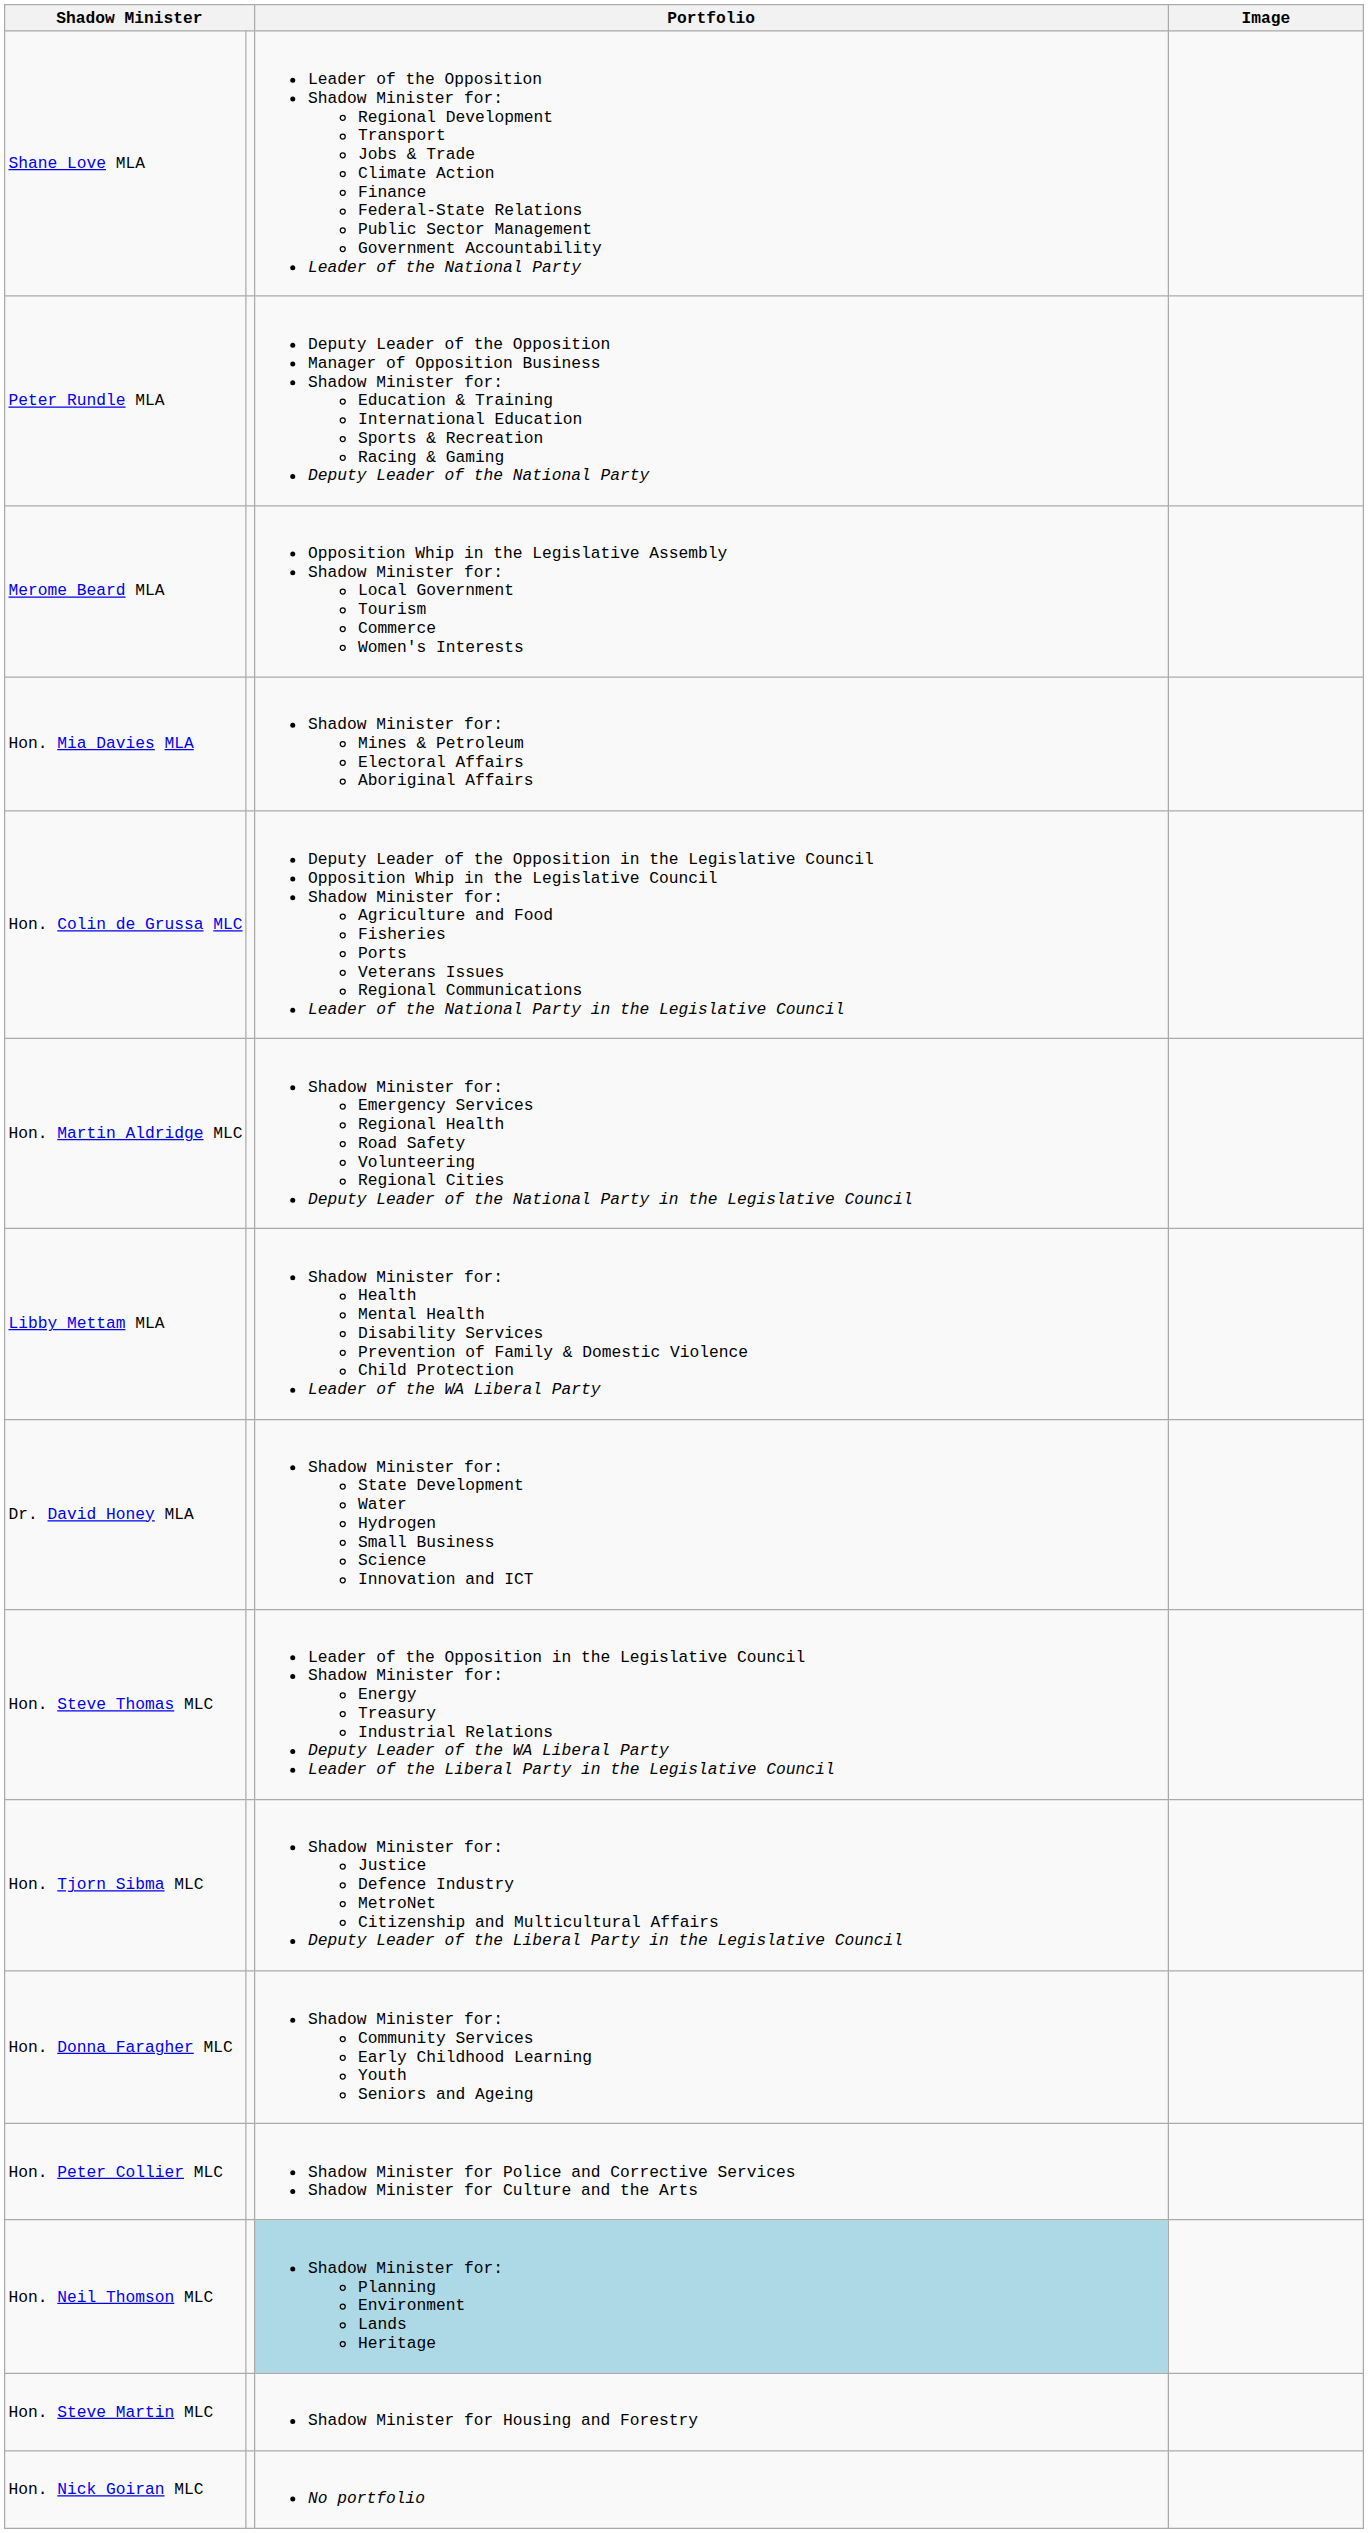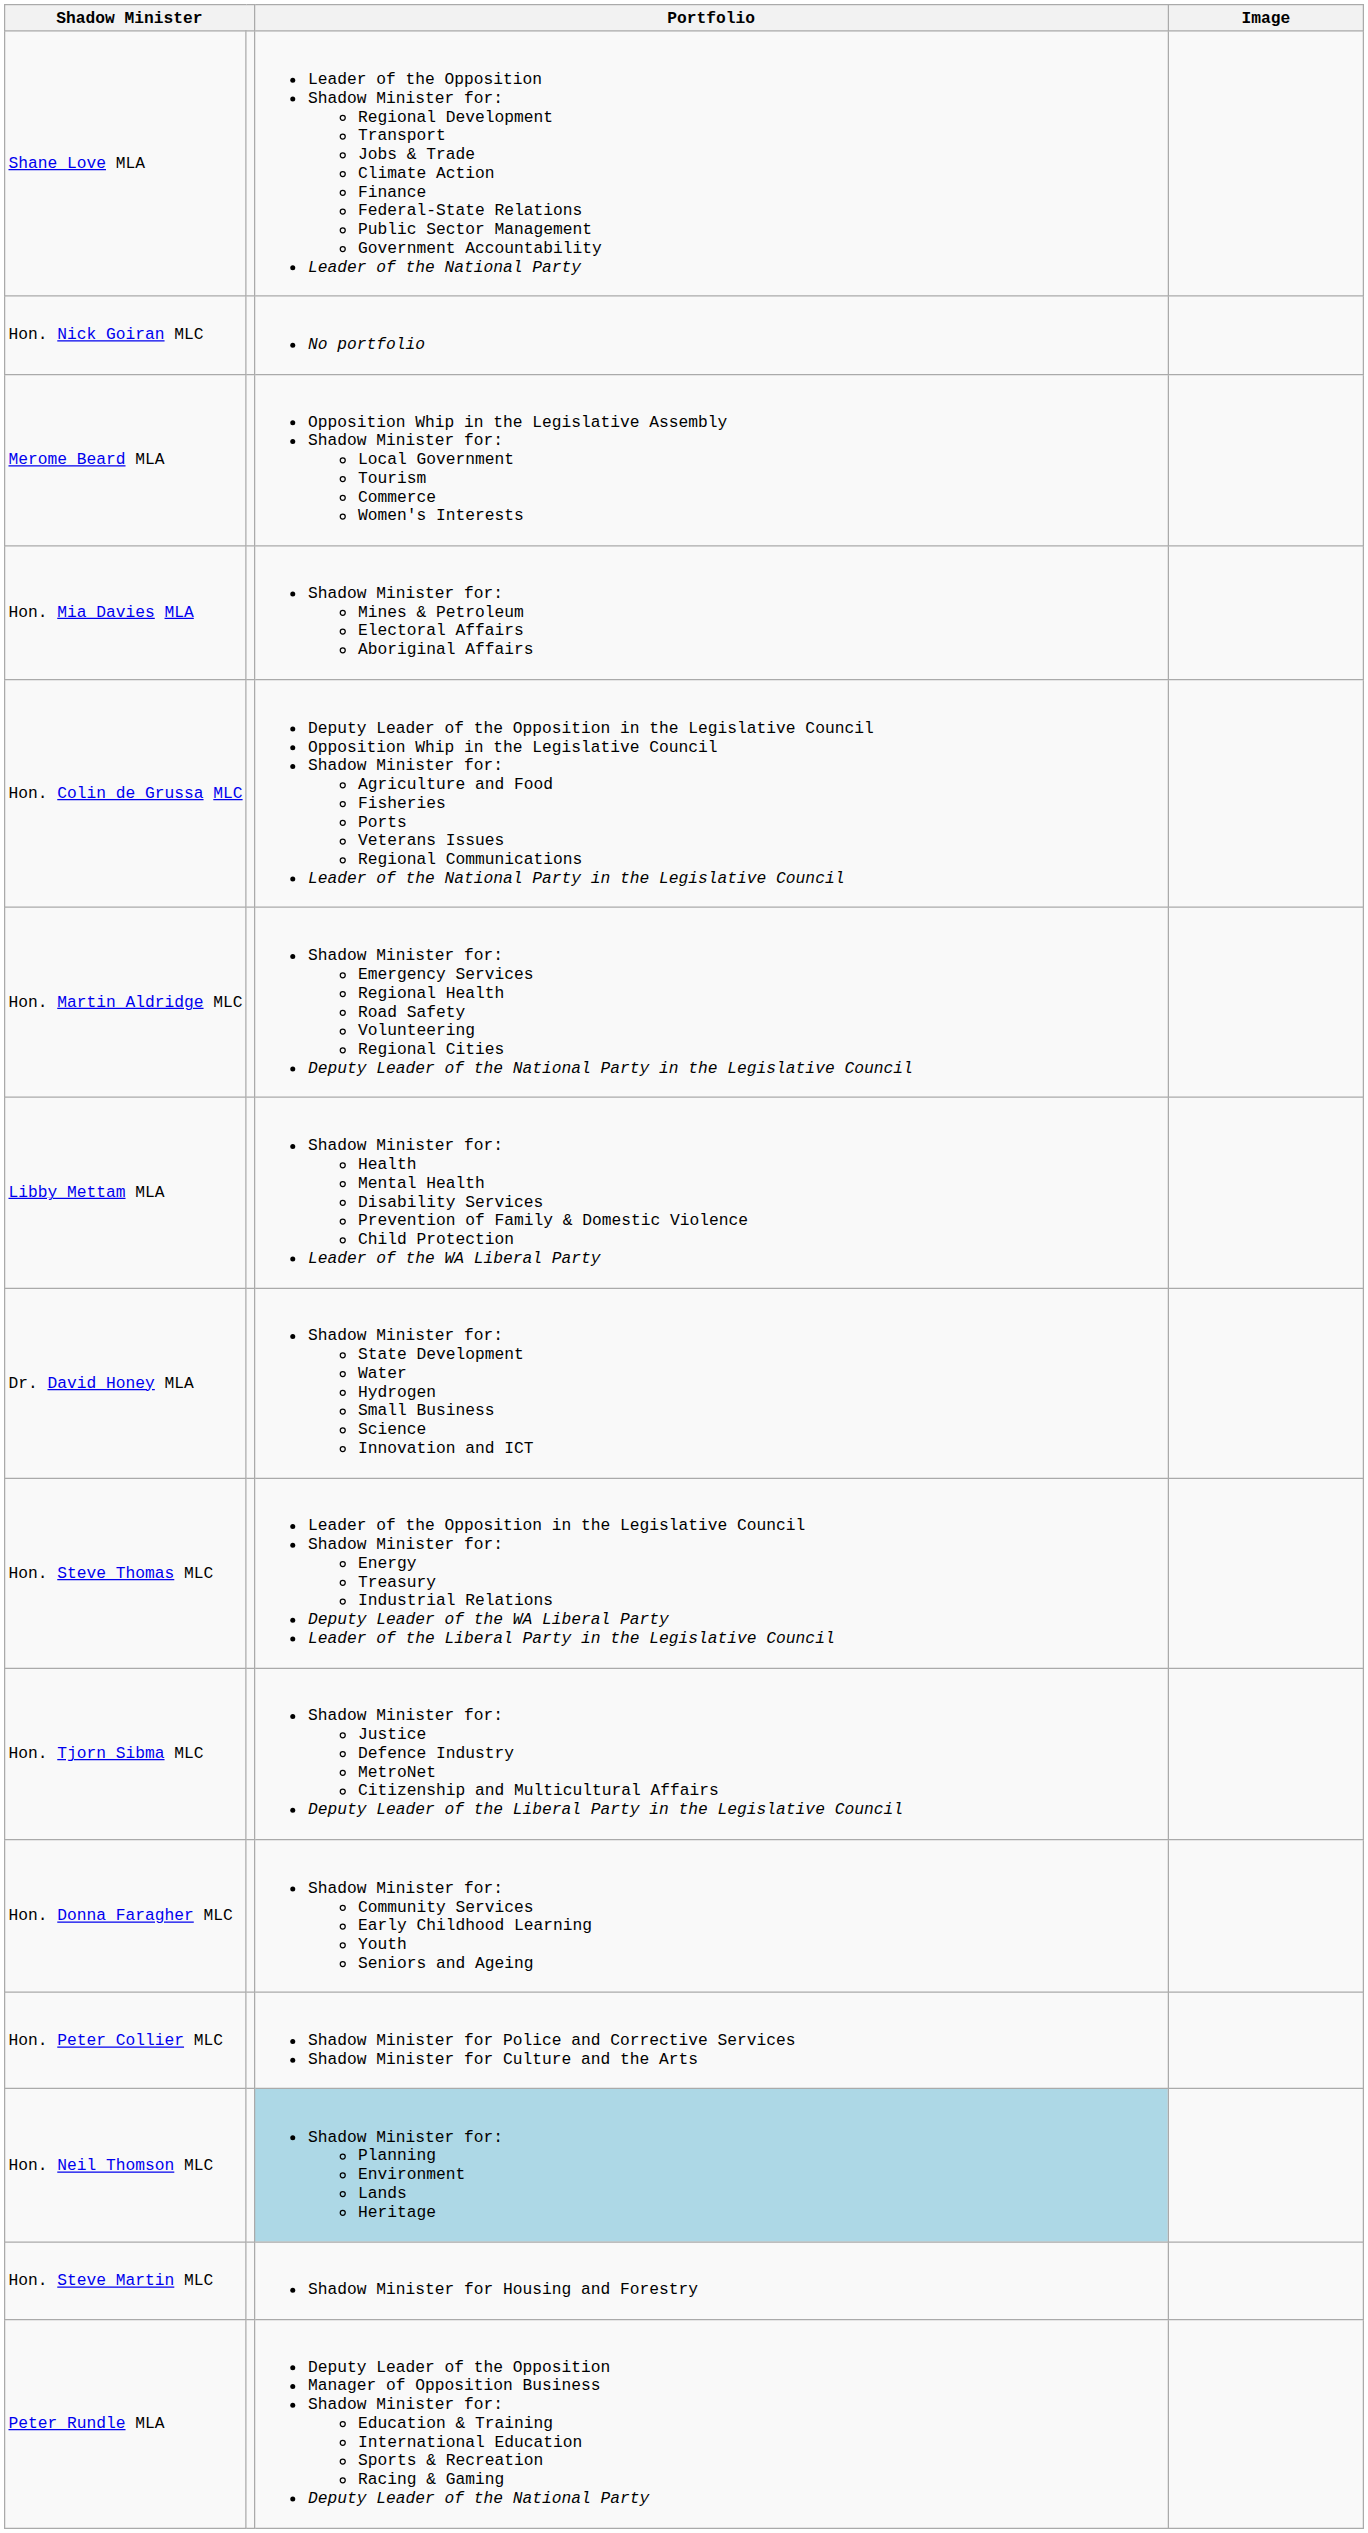rows swapped: (87, 401) <-> (106, 2490)
